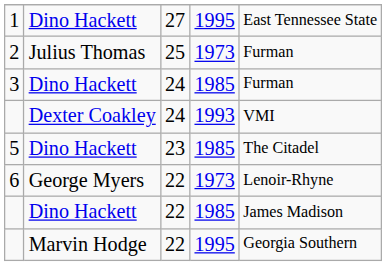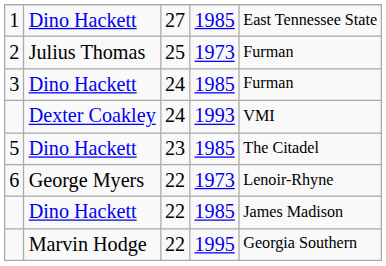(215, 20) 1995 -> (215, 20) 1985
